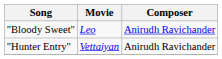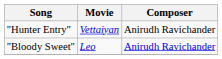rows swapped: (41, 29) <-> (39, 46)
